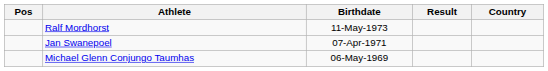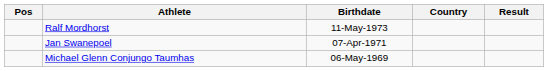columns swapped: (507, 12) <-> (442, 12)
